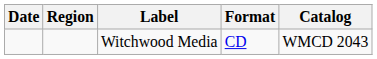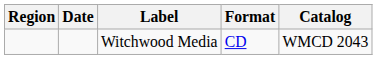columns swapped: (70, 16) <-> (24, 16)
